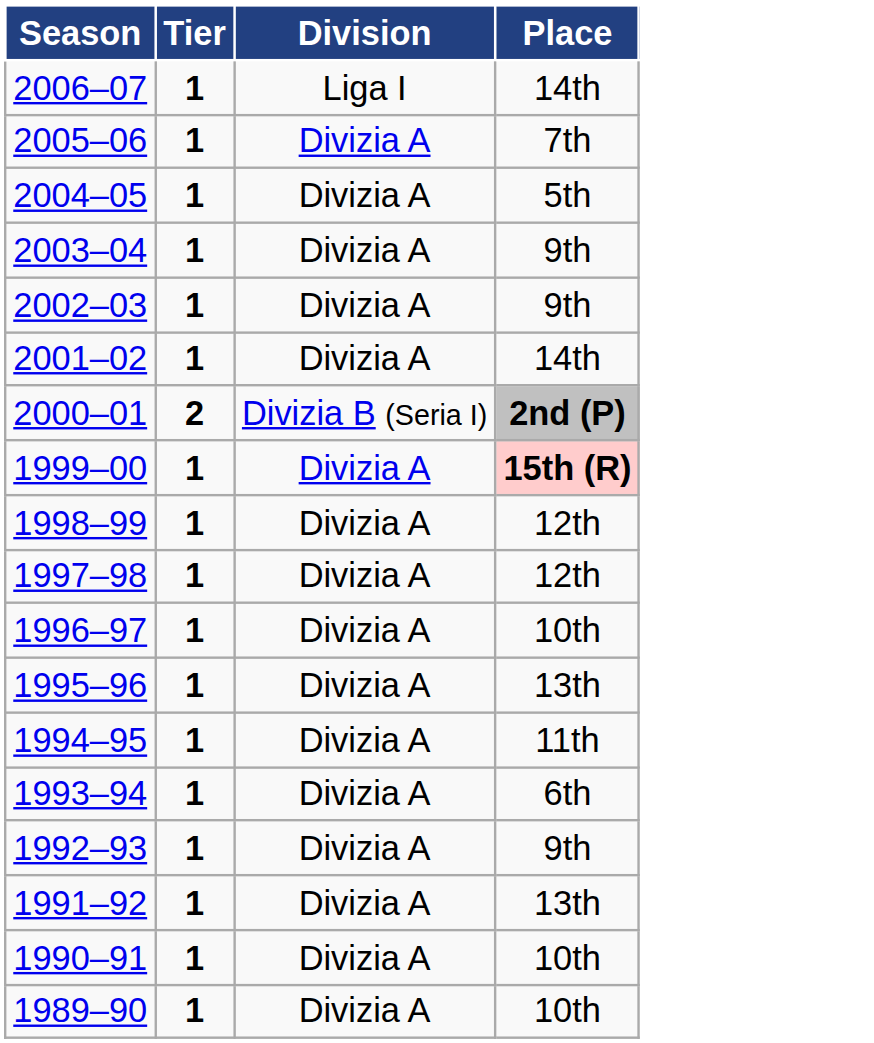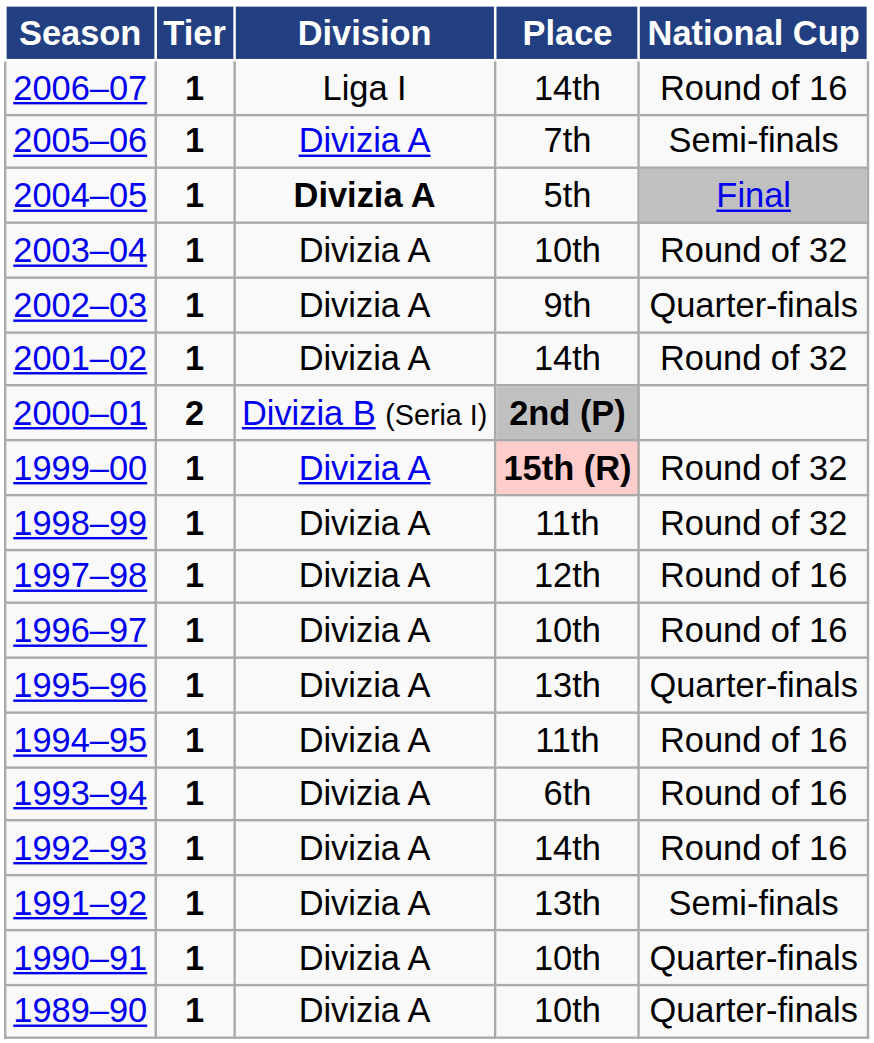+ column: (754, 33)
(365, 196) normal -> (365, 196) bold
(567, 250) 9th -> (567, 250) 10th
(567, 522) 12th -> (567, 522) 11th
(567, 848) 9th -> (567, 848) 14th
